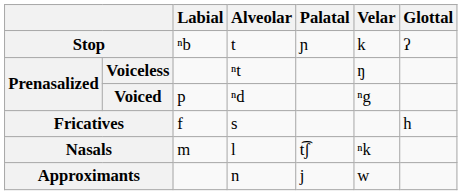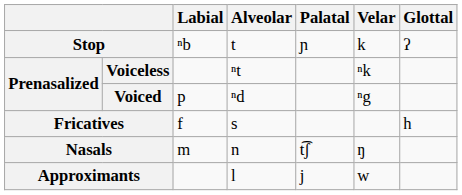(361, 70) ŋ -> (364, 70) ⁿk
(233, 149) l -> (235, 149) n
(364, 149) ⁿk -> (361, 149) ŋ
(235, 176) n -> (233, 176) l
